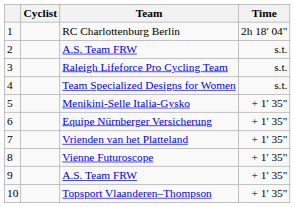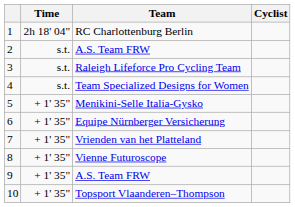columns swapped: (40, 13) <-> (264, 13)
